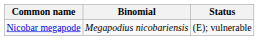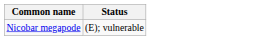- column: (137, 12)
